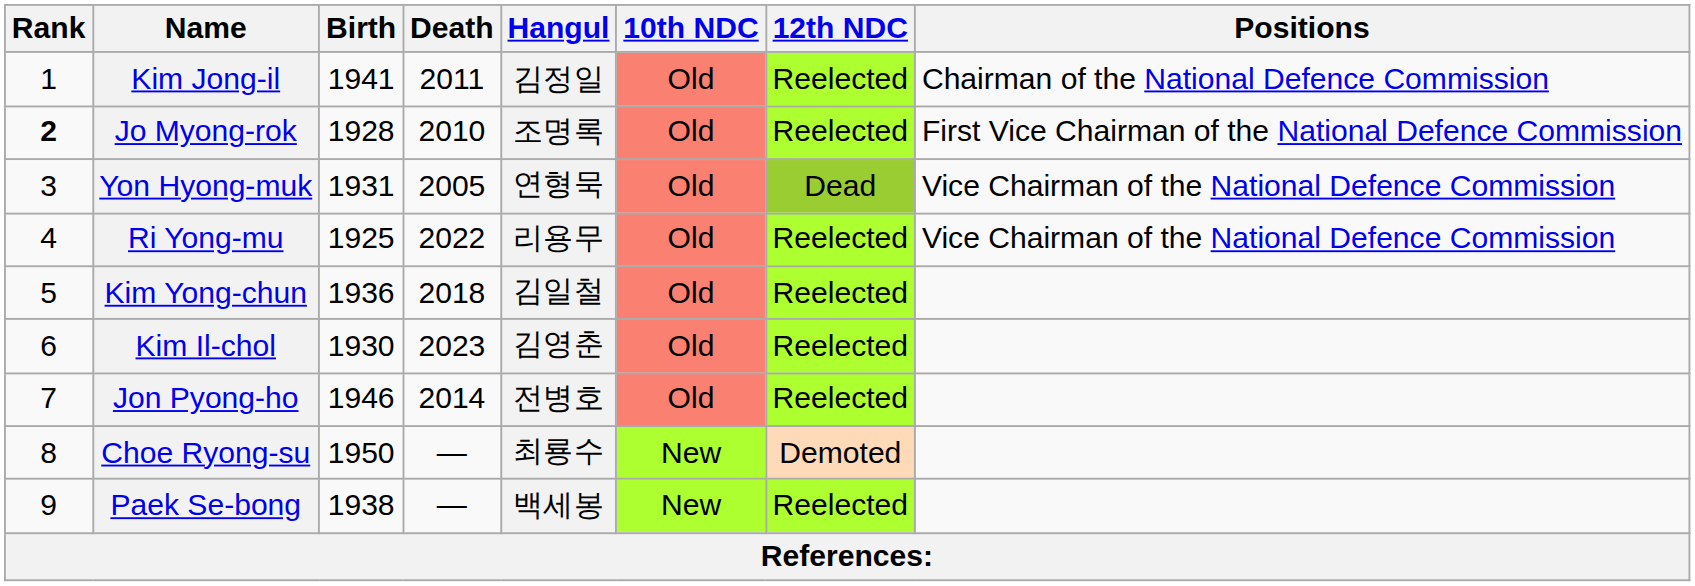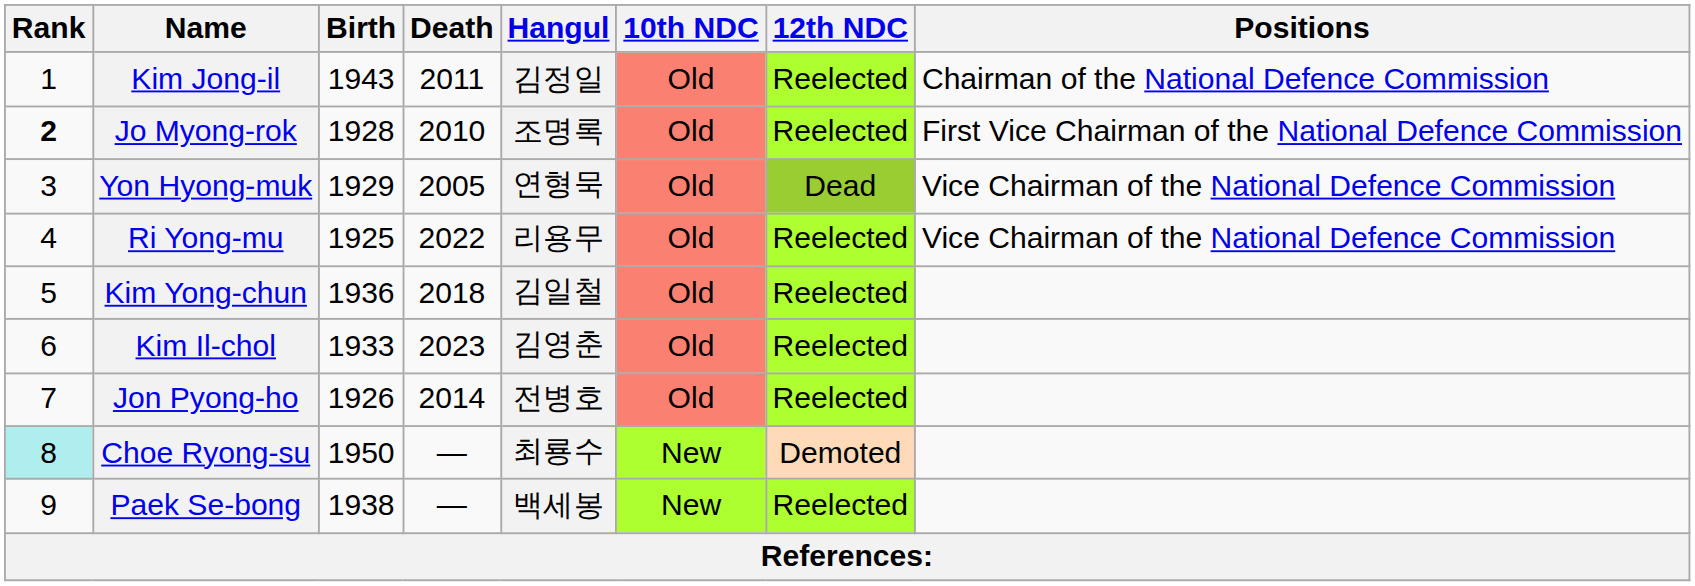(361, 78) 1941 -> (361, 78) 1943
(361, 185) 1931 -> (361, 185) 1929
(361, 345) 1930 -> (361, 345) 1933
(361, 398) 1946 -> (361, 398) 1926
(49, 452) no background -> (49, 452) paleturquoise background
